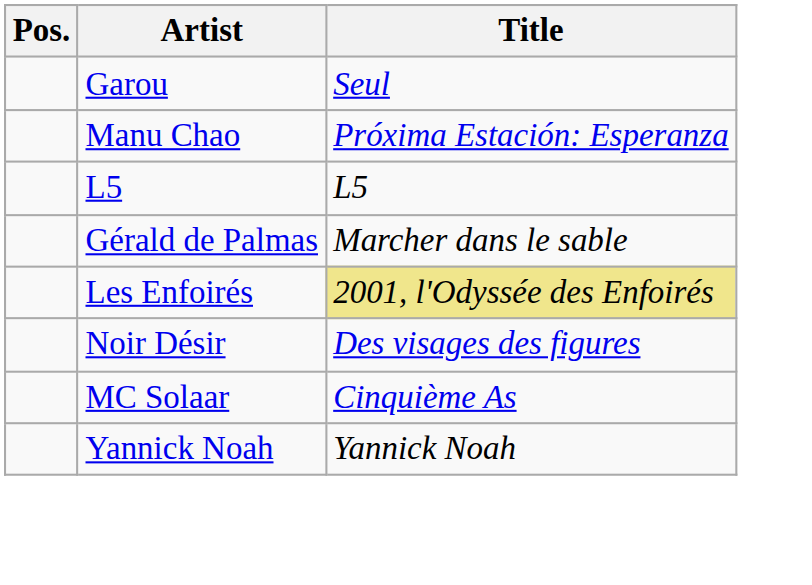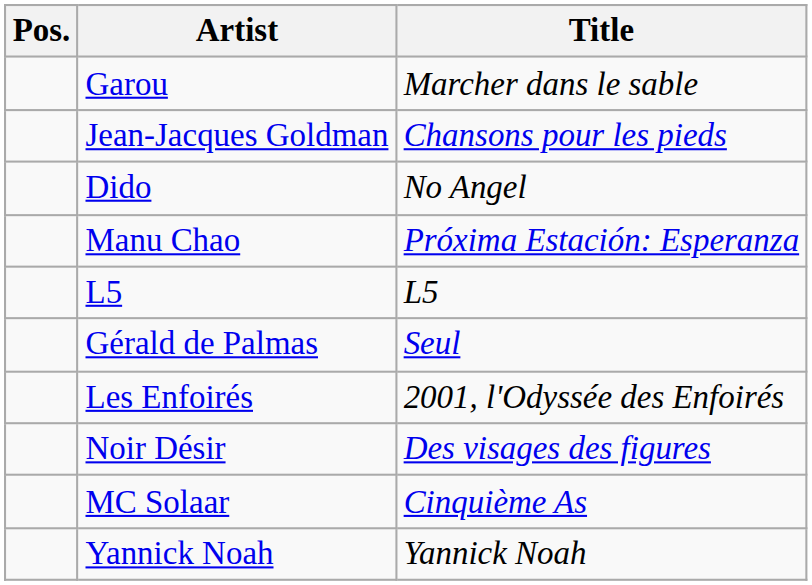(362, 82) Seul -> (551, 82) Marcher dans le sable
+ row: (237, 135)
+ row: (118, 187)
(480, 239) Marcher dans le sable -> (432, 344) Seul
(523, 291) khaki background -> (594, 396) no background
